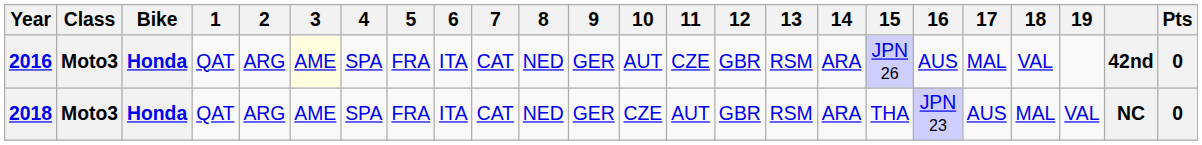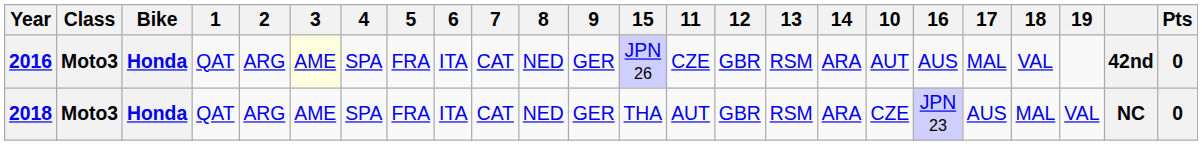columns swapped: (643, 19) <-> (890, 19)
